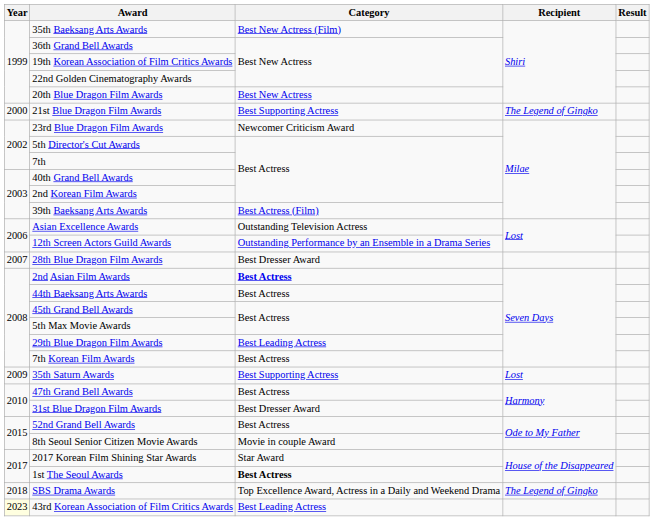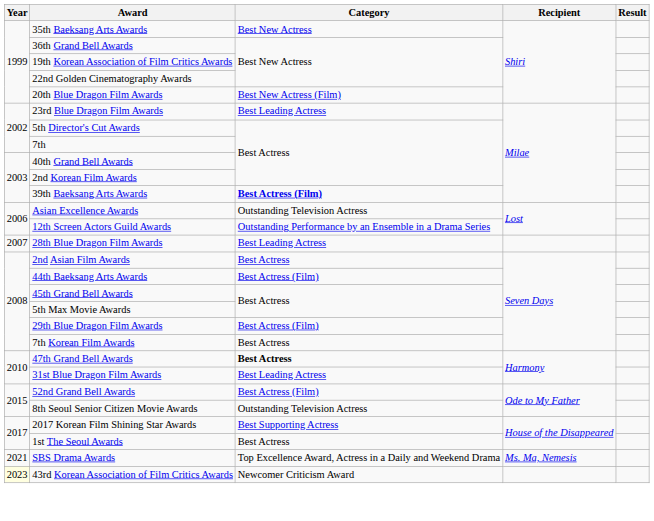(289, 29) Best New Actress (Film) -> (275, 29) Best New Actress
(275, 95) Best New Actress -> (289, 95) Best New Actress (Film)
- row: (97, 111)
(296, 128) Newcomer Criticism Award -> (282, 111) Best Leading Actress
(278, 210) normal -> (280, 194) bold
(279, 260) Best Dresser Award -> (282, 243) Best Leading Actress
(265, 276) bold -> (264, 260) normal
(264, 293) Best Actress -> (278, 276) Best Actress (Film)
(282, 342) Best Leading Actress -> (278, 326) Best Actress (Film)
- row: (73, 375)
(264, 392) normal -> (265, 359) bold
(279, 408) Best Dresser Award -> (282, 375) Best Leading Actress
(264, 425) Best Actress -> (278, 392) Best Actress (Film)
(287, 441) Movie in couple Award -> (303, 408) Outstanding Television Actress
(261, 458) Star Award -> (288, 425) Best Supporting Actress
(265, 474) bold -> (264, 441) normal
(17, 491) 2018 -> (17, 458) 2021
(551, 491) The Legend of Gingko -> (541, 458) Ms. Ma, Nemesis
(282, 507) Best Leading Actress -> (296, 474) Newcomer Criticism Award
